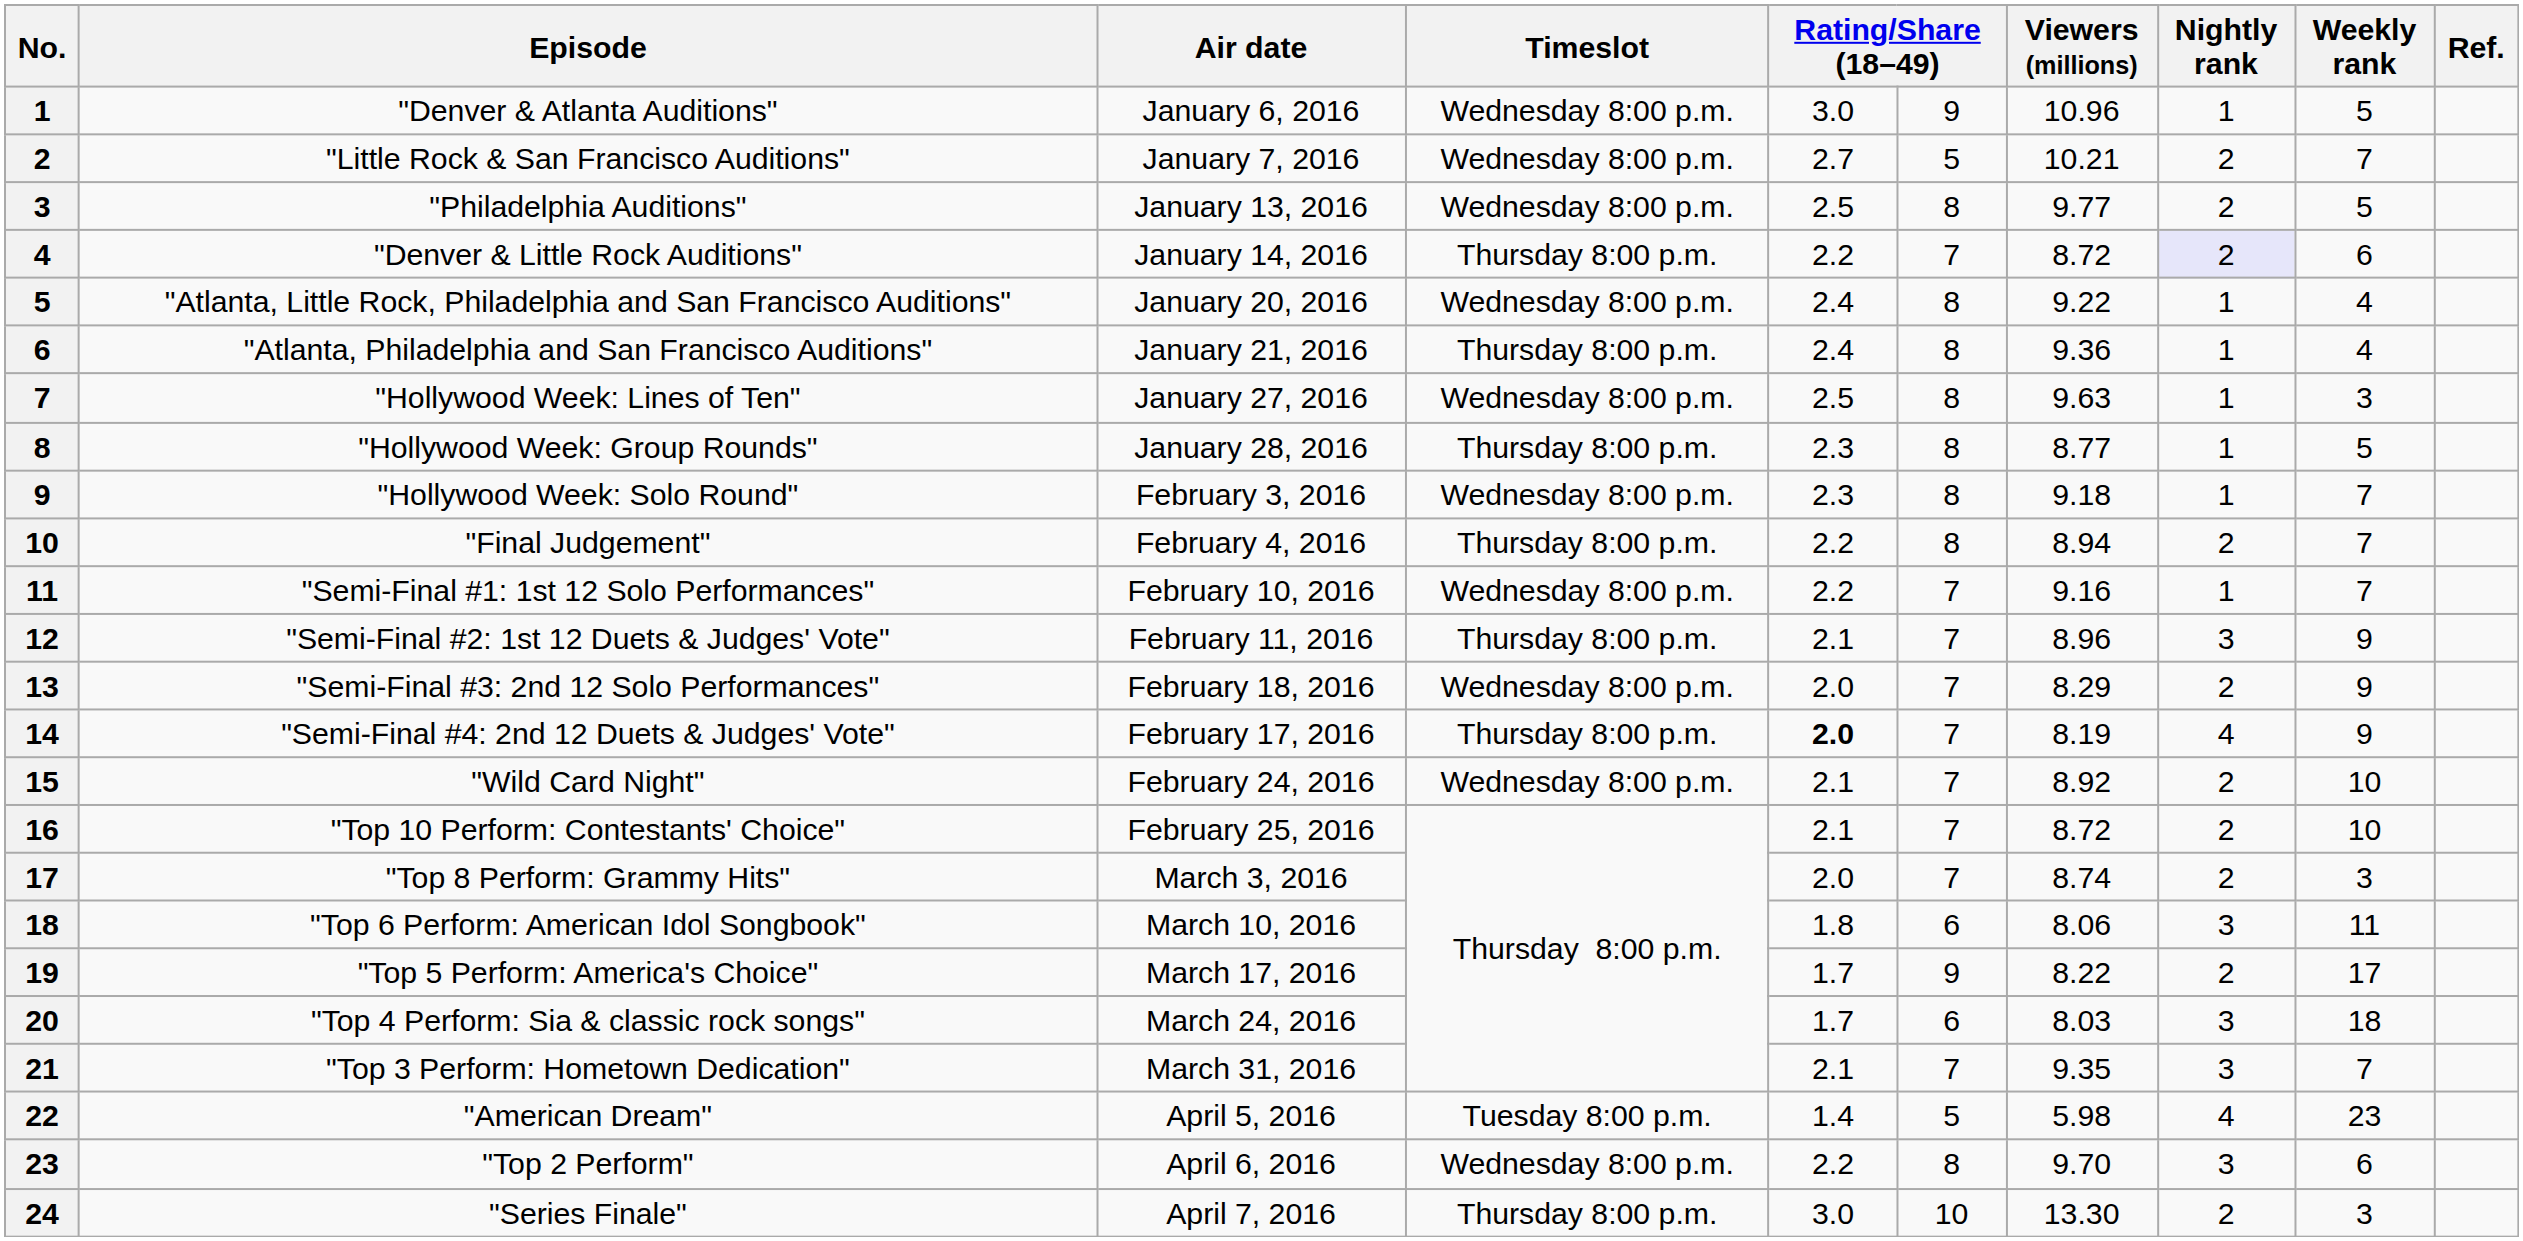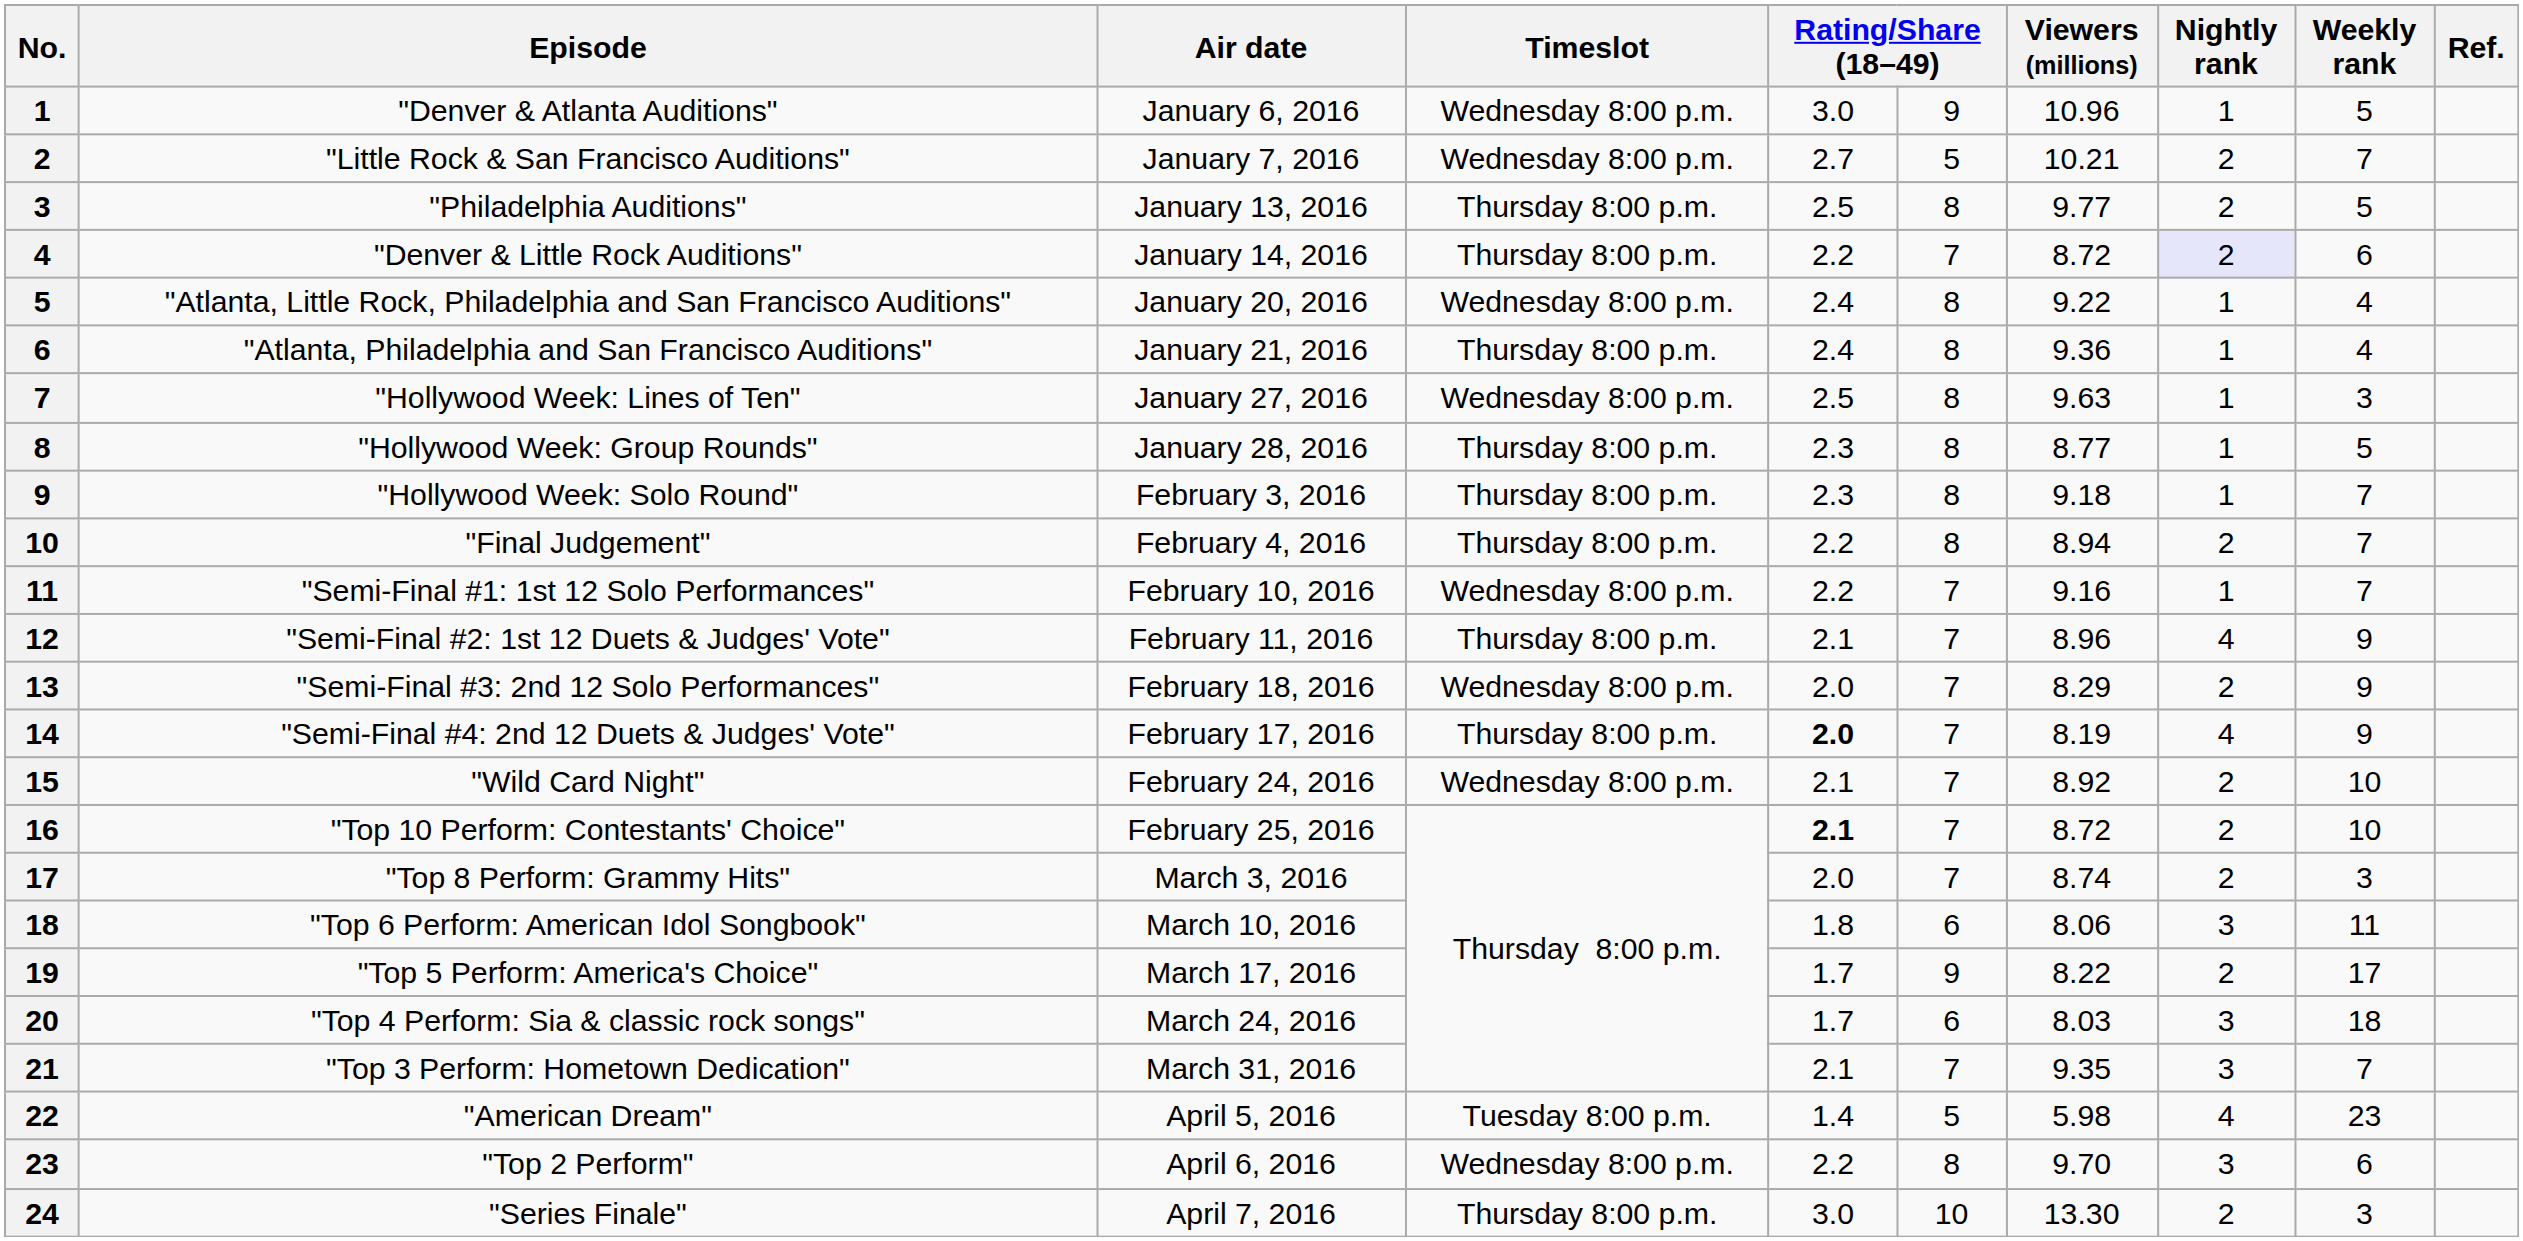(1587, 207) Wednesday 8:00 p.m. -> (1587, 207) Thursday 8:00 p.m.
(1587, 494) Wednesday 8:00 p.m. -> (1587, 494) Thursday 8:00 p.m.
(2226, 638) 3 -> (2226, 638) 4
(1833, 829) normal -> (1833, 829) bold
